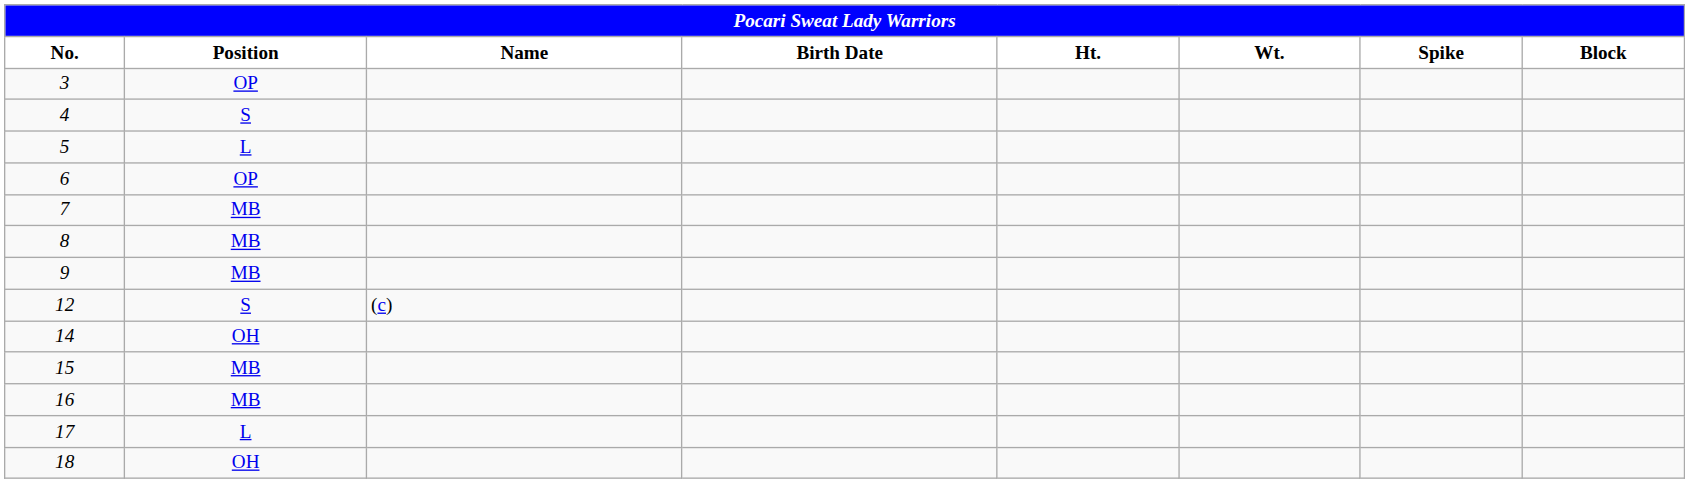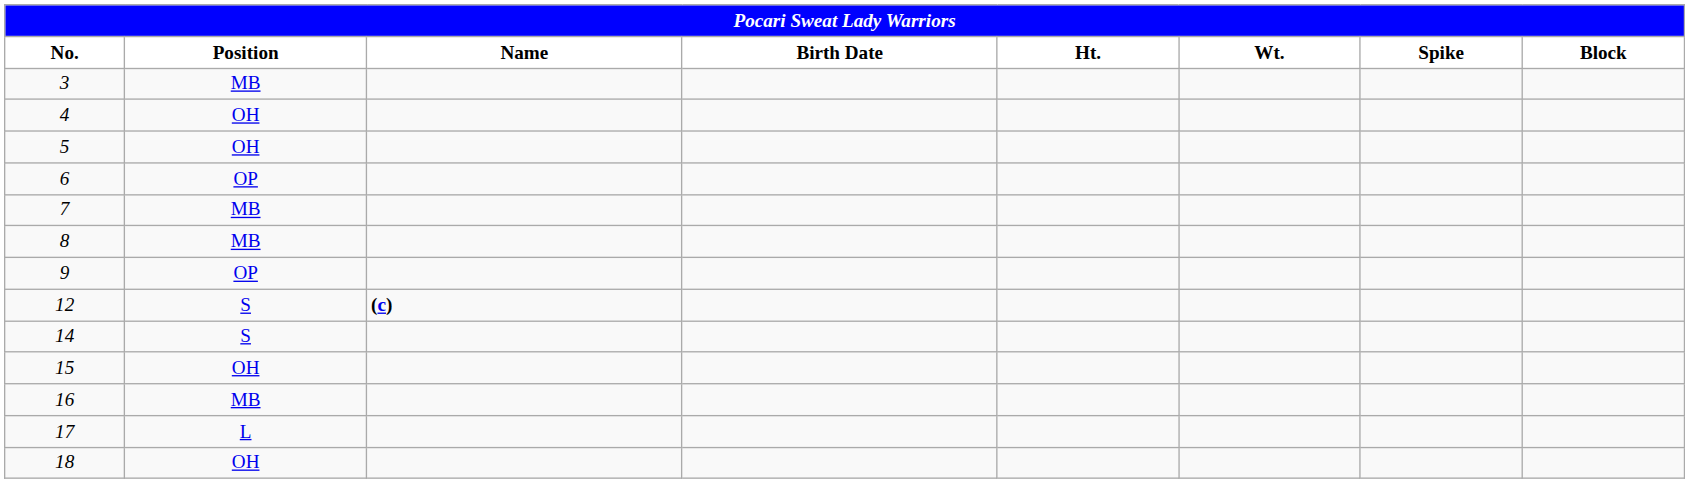(246, 83) OP -> (246, 83) MB
(246, 115) S -> (246, 115) OH
(246, 147) L -> (246, 147) OH
(246, 273) MB -> (246, 273) OP
(382, 304) normal -> (382, 304) bold
(246, 336) OH -> (246, 336) S
(246, 368) MB -> (246, 368) OH
